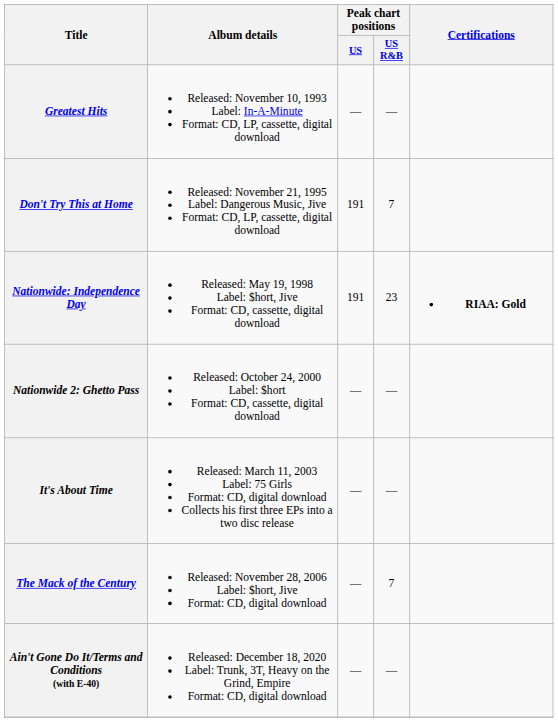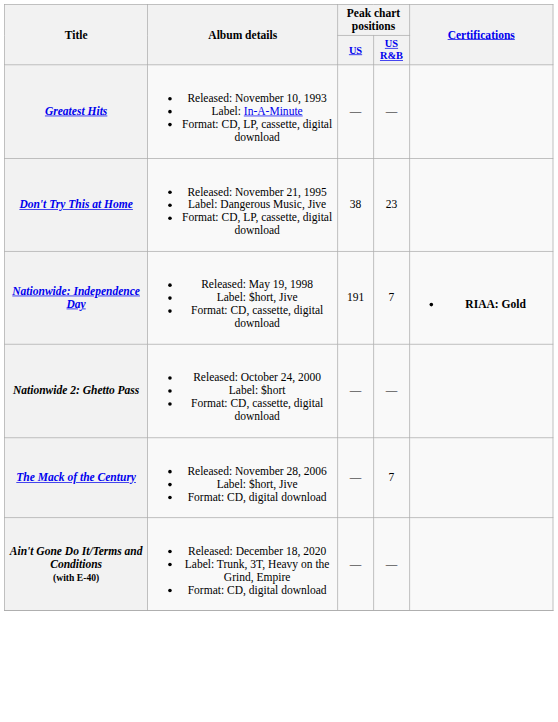(356, 204) 191 -> (356, 204) 38
(391, 204) 7 -> (391, 204) 23
(391, 297) 23 -> (391, 297) 7
- row: (76, 490)
